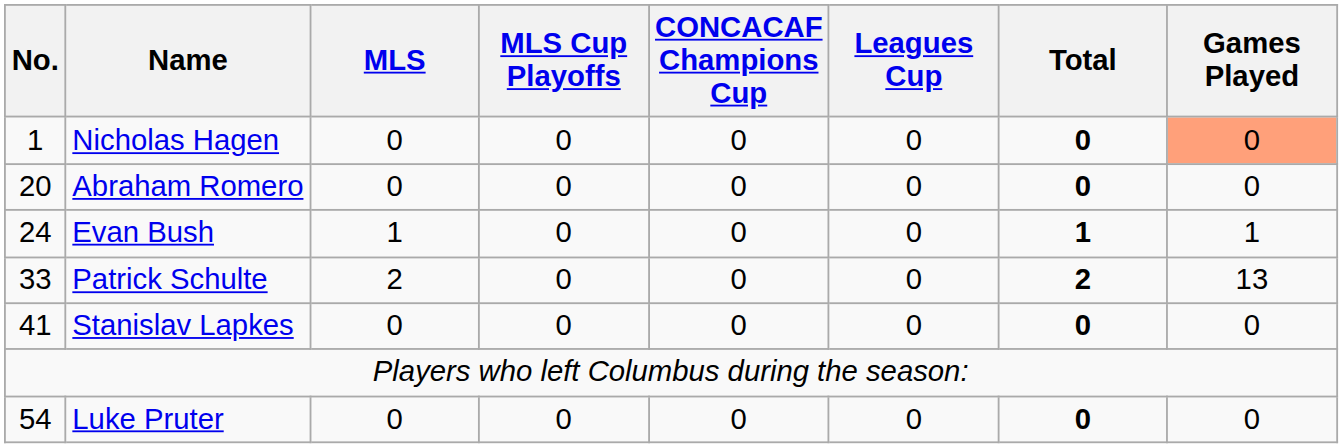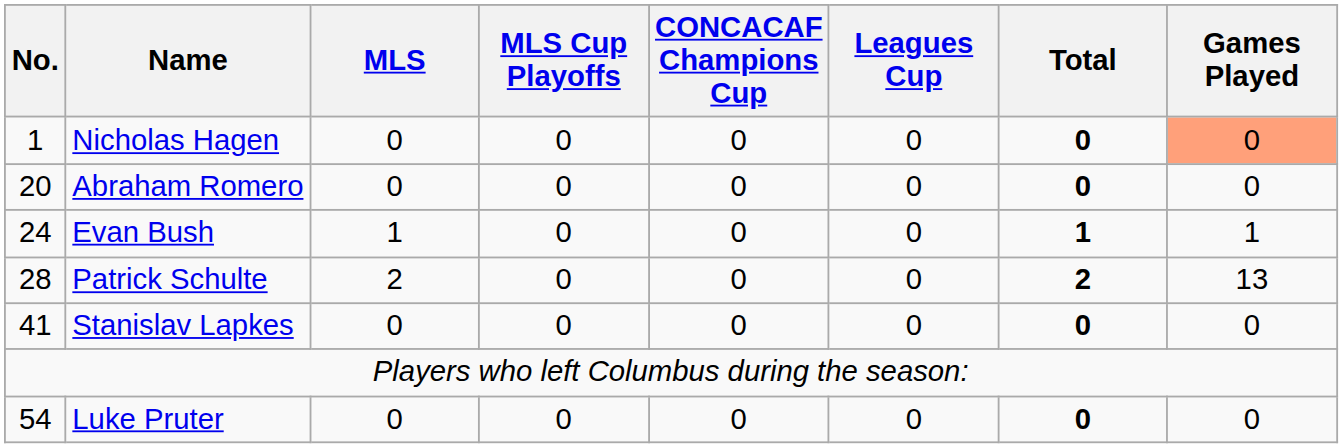(35, 279) 33 -> (35, 279) 28
